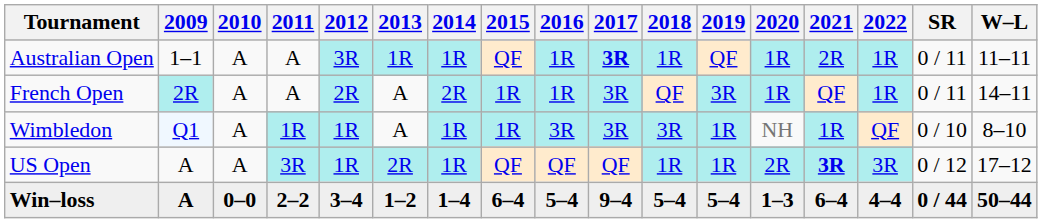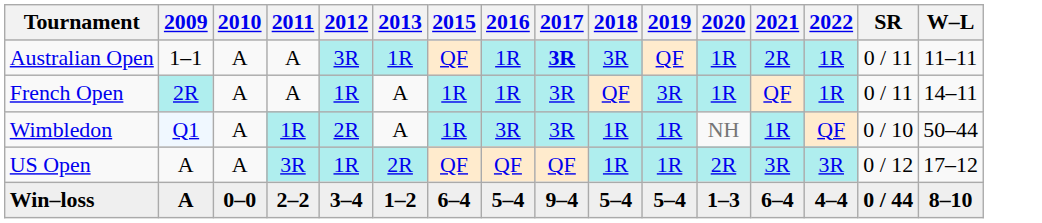- column: (454, 21)
(670, 57) 1R -> (616, 57) 3R
(346, 92) 2R -> (346, 92) 1R
(346, 128) 1R -> (346, 128) 2R
(670, 128) 3R -> (616, 128) 1R
(1004, 128) 8–10 -> (951, 128) 50–44
(831, 163) bold -> (777, 163) normal
(1004, 199) 50–44 -> (951, 199) 8–10
